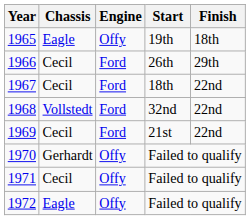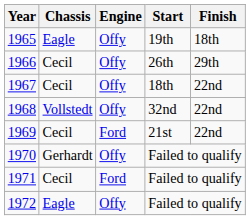(113, 62) Ford -> (113, 62) Offy
(113, 86) Ford -> (113, 86) Offy
(113, 109) Ford -> (113, 109) Offy
(113, 179) Offy -> (113, 179) Ford
